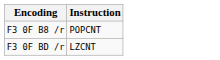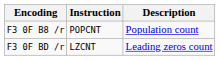+ column: (169, 13)
